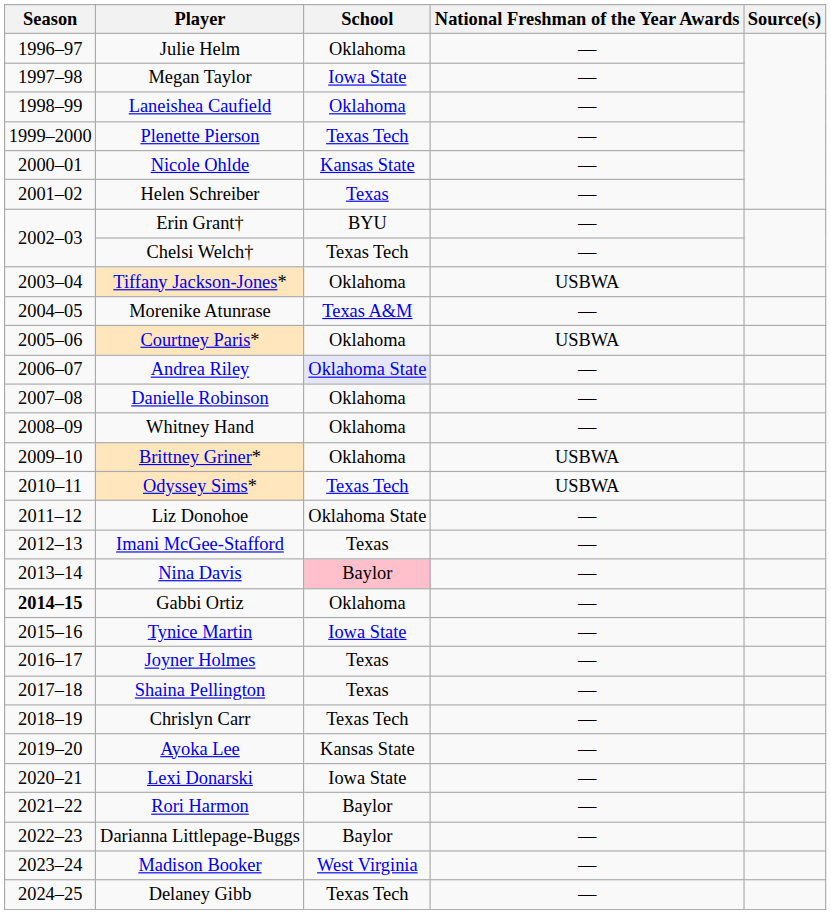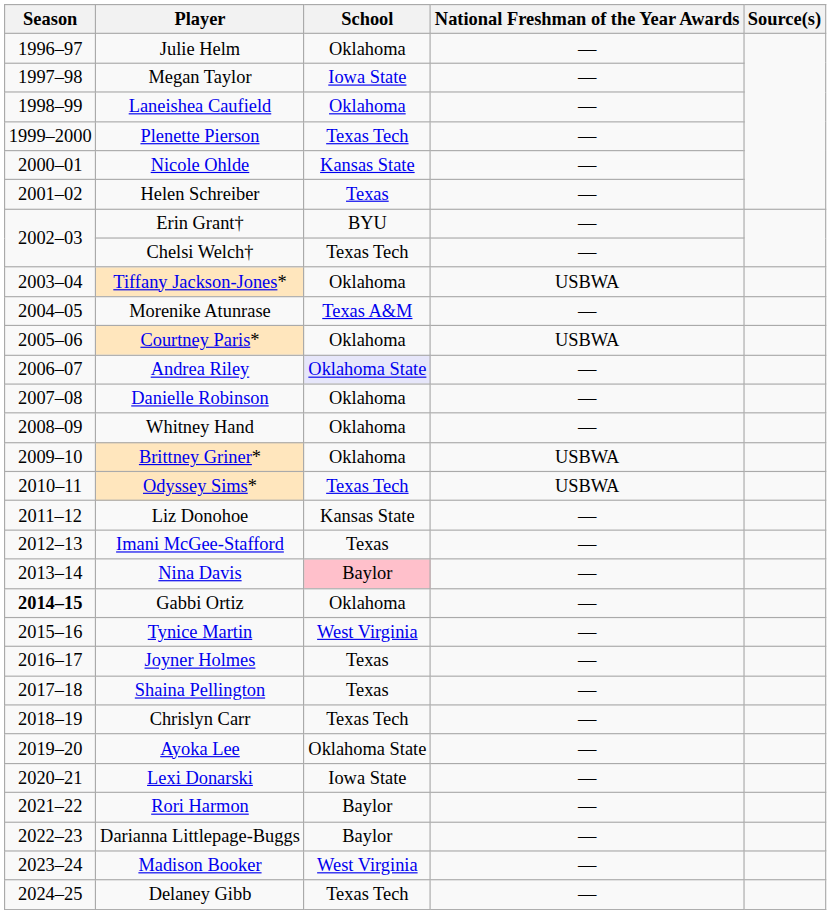(367, 515) Oklahoma State -> (367, 515) Kansas State
(367, 631) Iowa State -> (367, 631) West Virginia
(367, 748) Kansas State -> (367, 748) Oklahoma State
